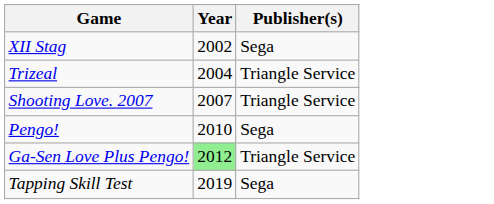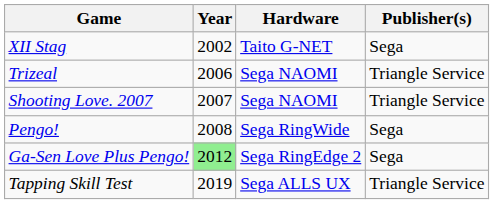+ column: (301, 18)
(215, 73) 2004 -> (215, 73) 2006
(215, 128) 2010 -> (215, 128) 2008
(298, 156) Triangle Service -> (386, 156) Sega
(257, 184) Sega -> (427, 184) Triangle Service
